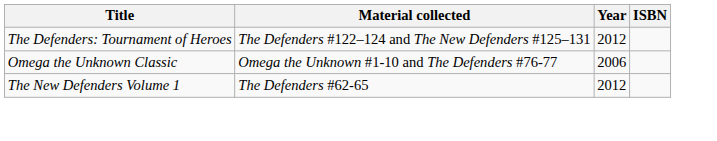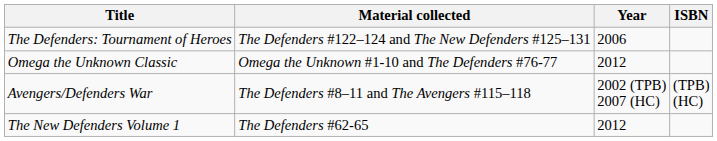(612, 39) 2012 -> (612, 39) 2006
(612, 62) 2006 -> (612, 62) 2012
+ row: (80, 93)
